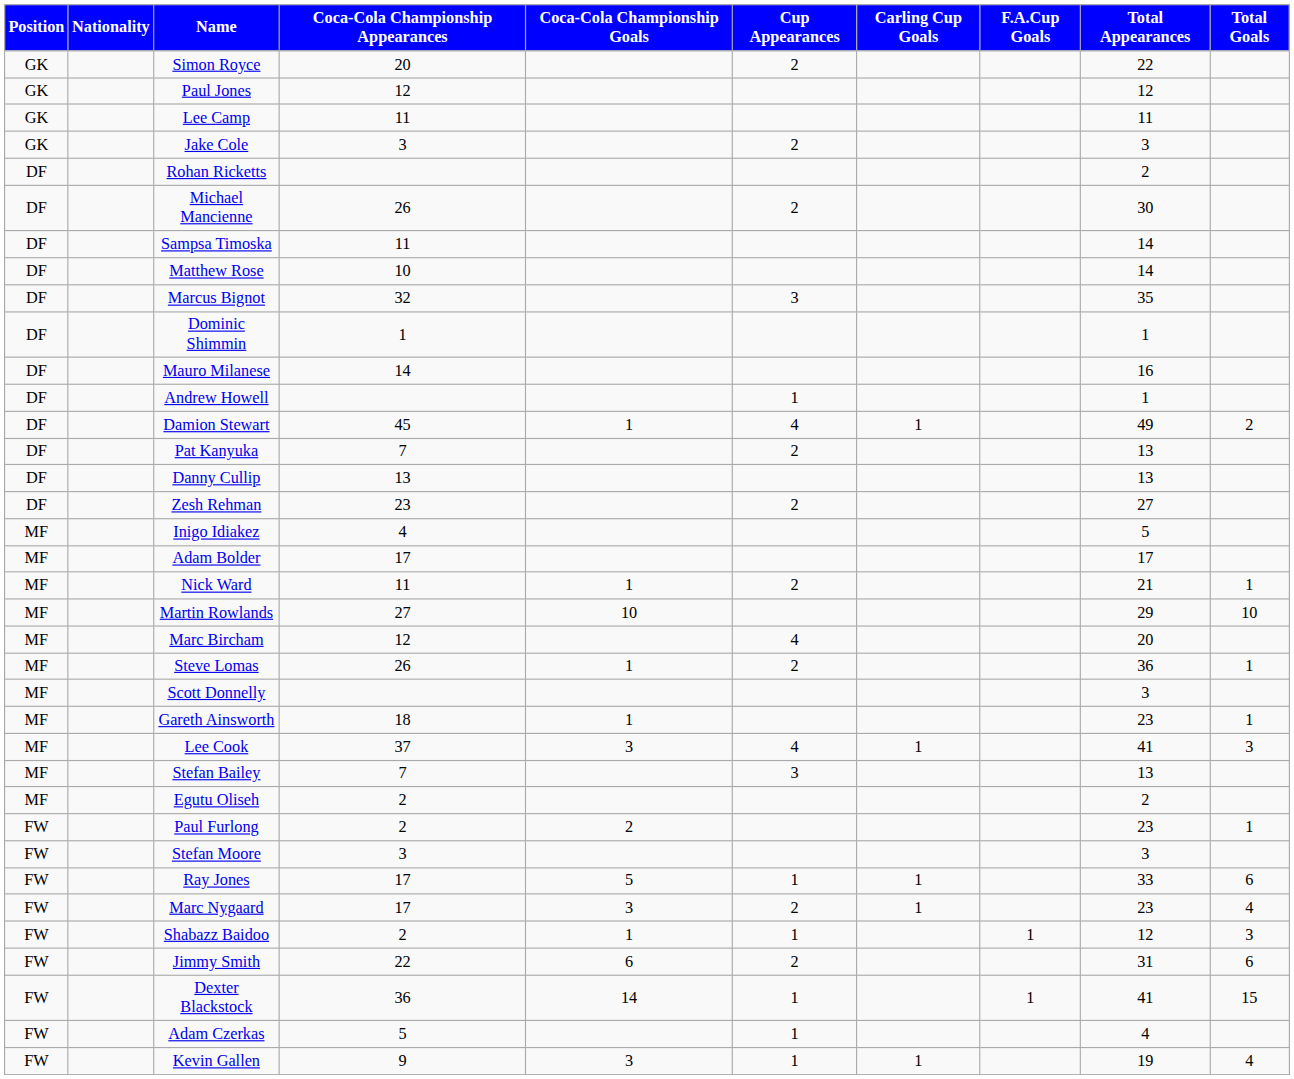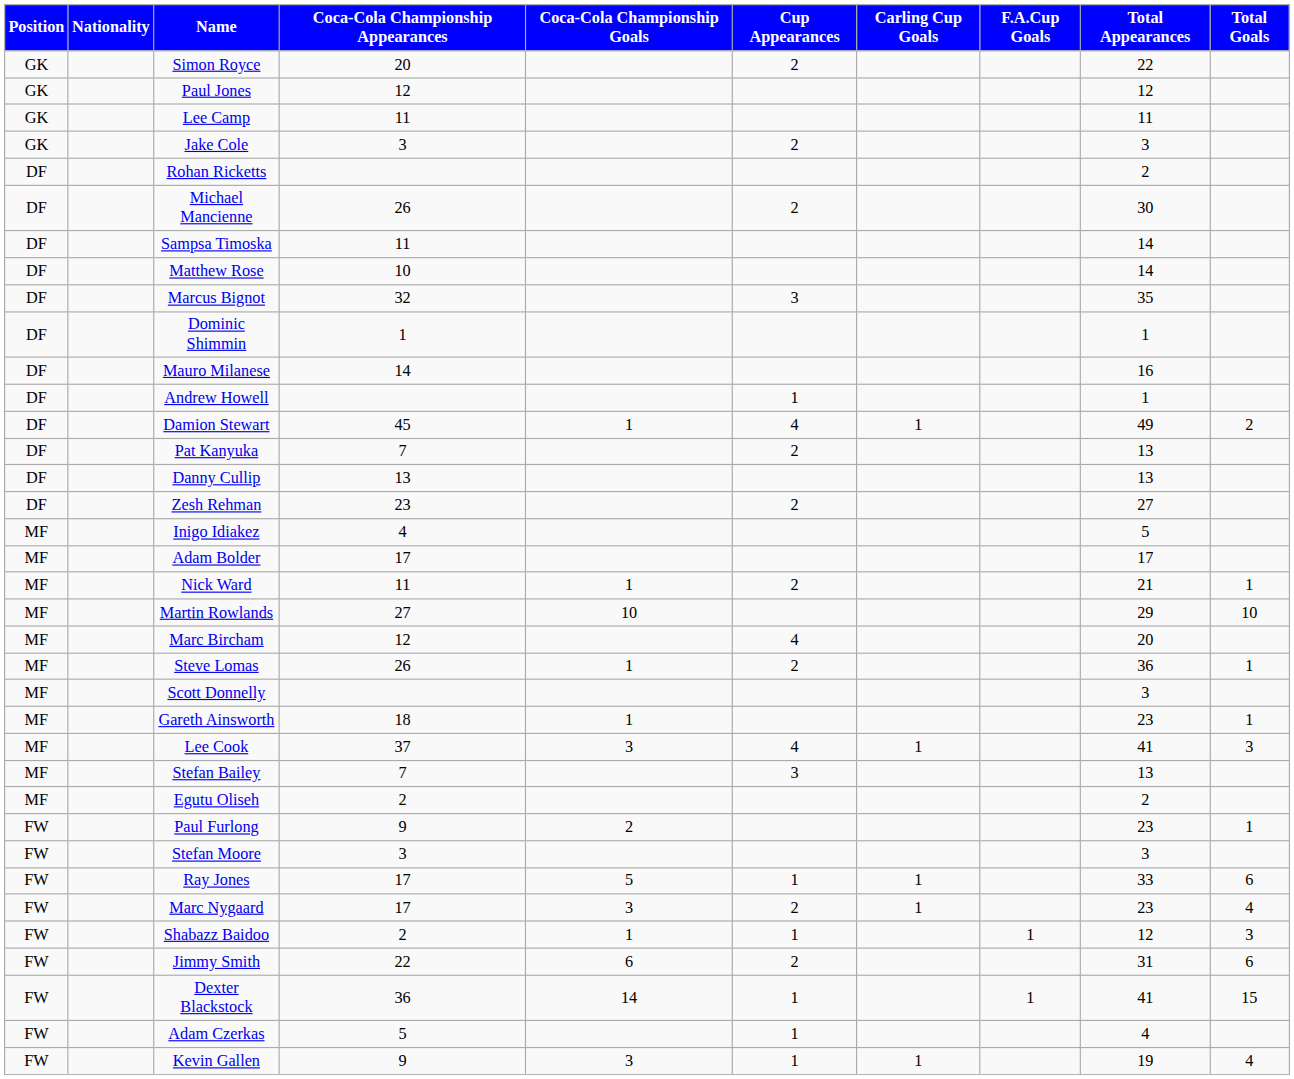(403, 827) 2 -> (403, 827) 9
